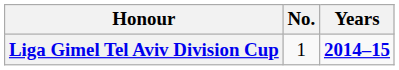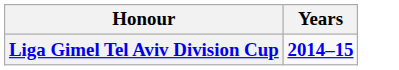- column: (301, 19)
